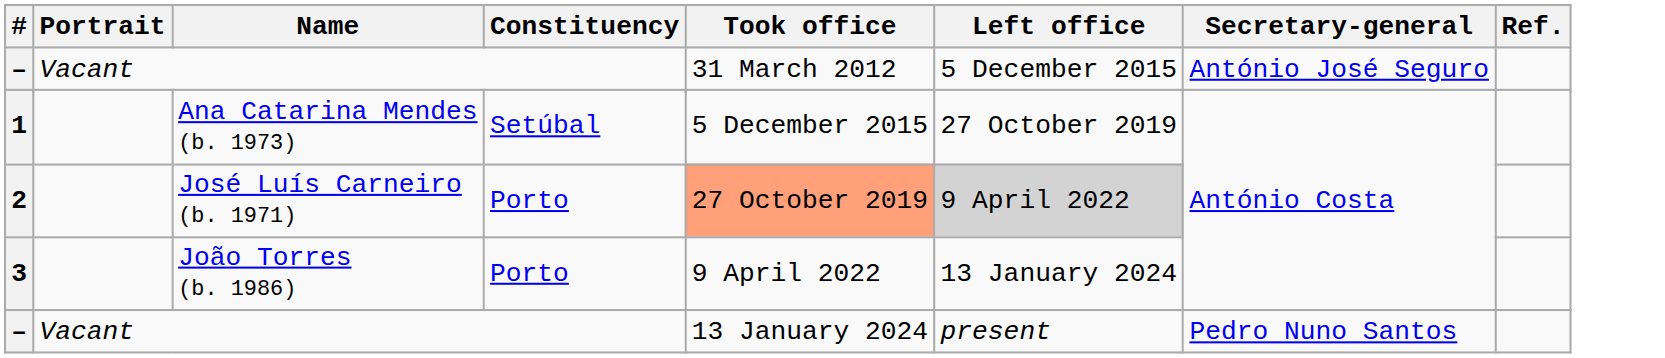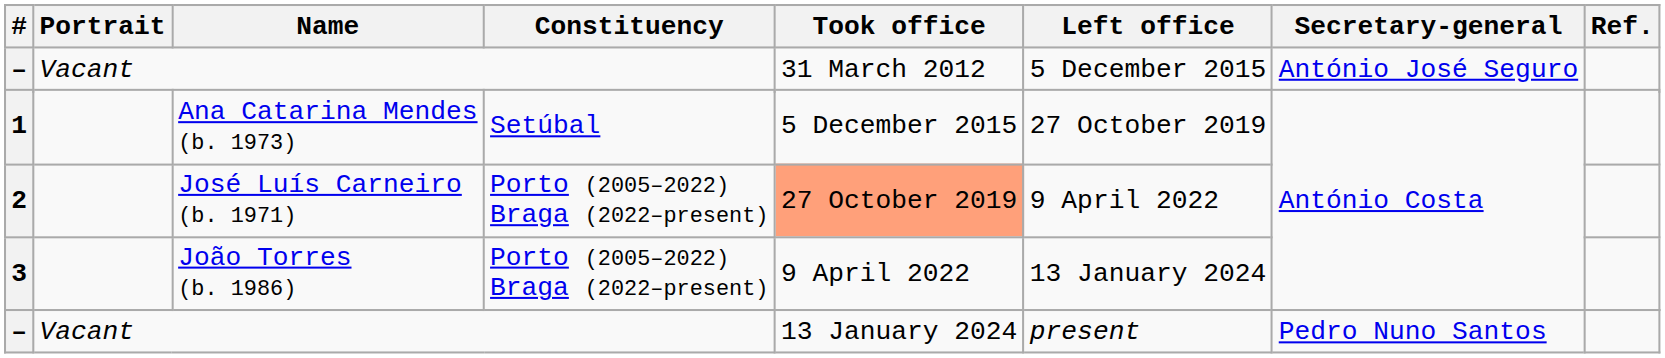(529, 200) Porto -> (629, 200) Porto (2005–2022) Braga (2022–present)
(1035, 200) lightgrey background -> (1124, 200) no background
(529, 273) Porto -> (629, 273) Porto (2005–2022) Braga (2022–present)
